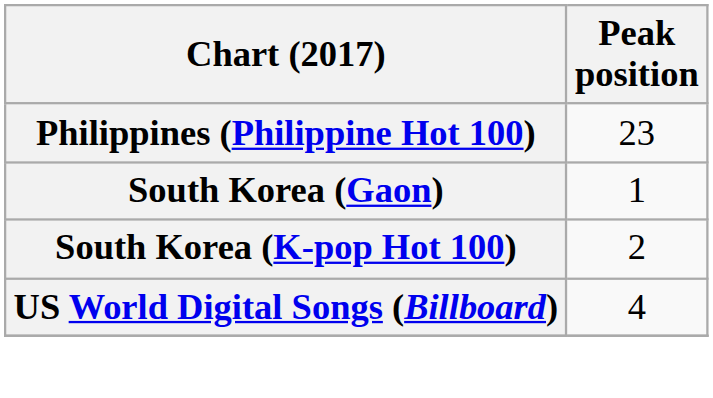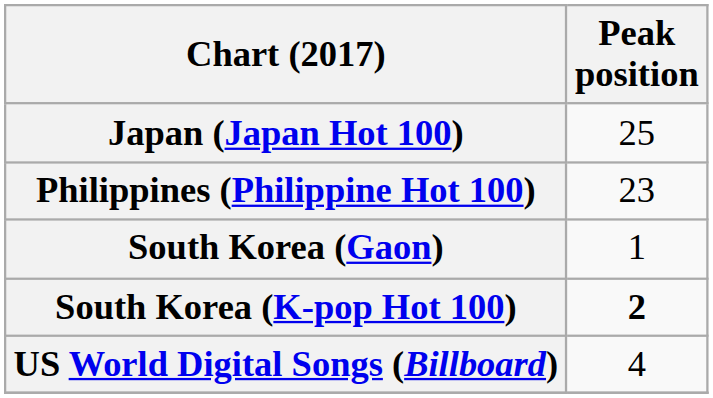+ row: (286, 132)
(637, 248) normal -> (637, 305) bold
